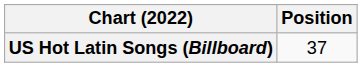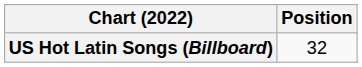(317, 47) 37 -> (317, 47) 32
